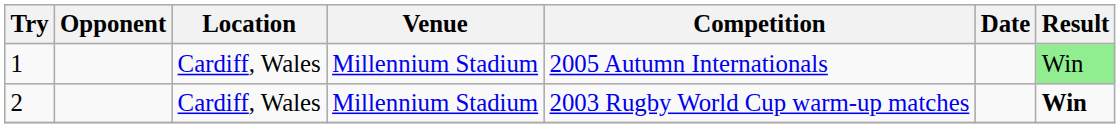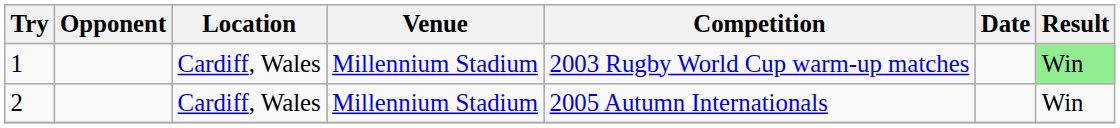(689, 63) 2005 Autumn Internationals -> (759, 63) 2003 Rugby World Cup warm-up matches
(759, 102) 2003 Rugby World Cup warm-up matches -> (689, 102) 2005 Autumn Internationals
(1064, 102) bold -> (1063, 102) normal
